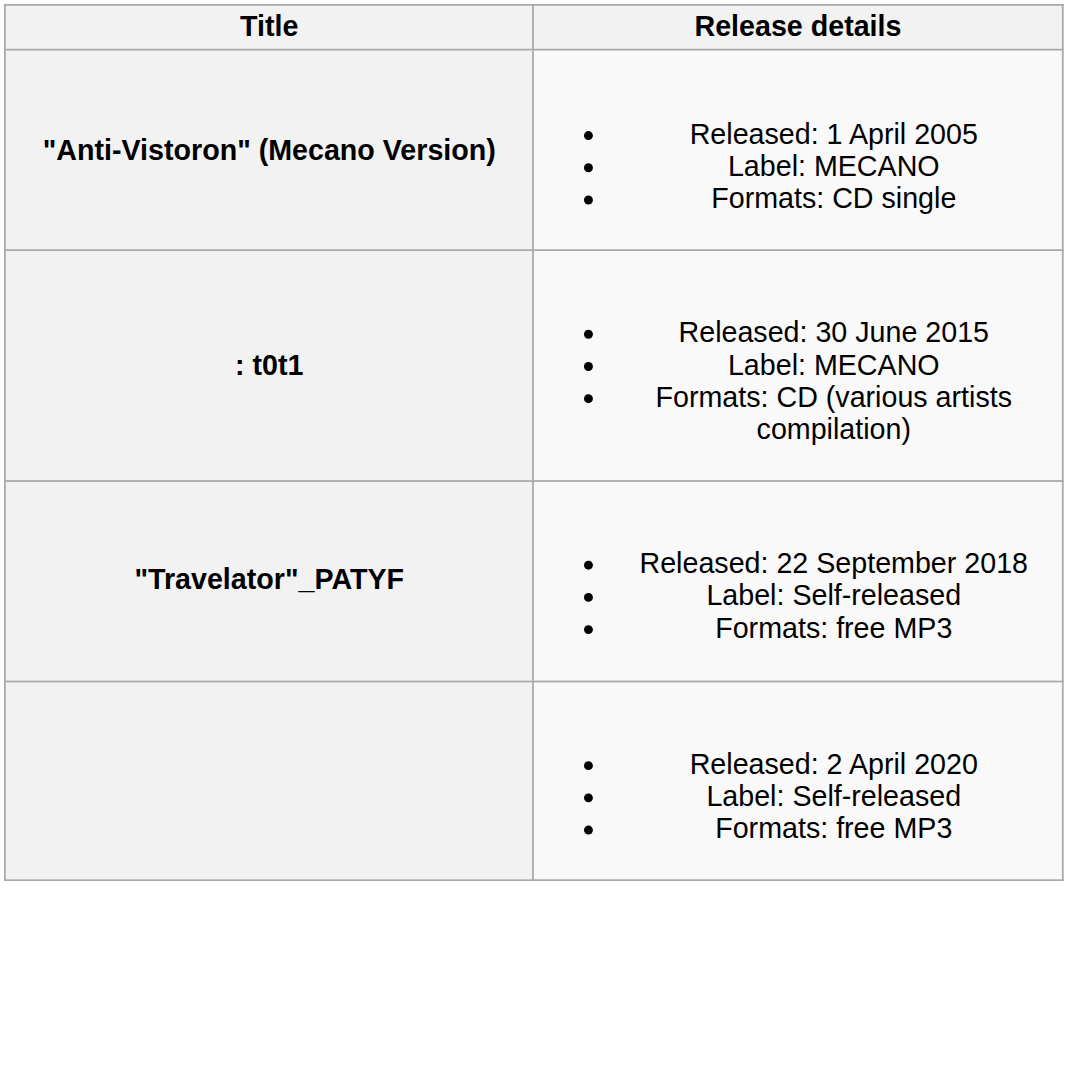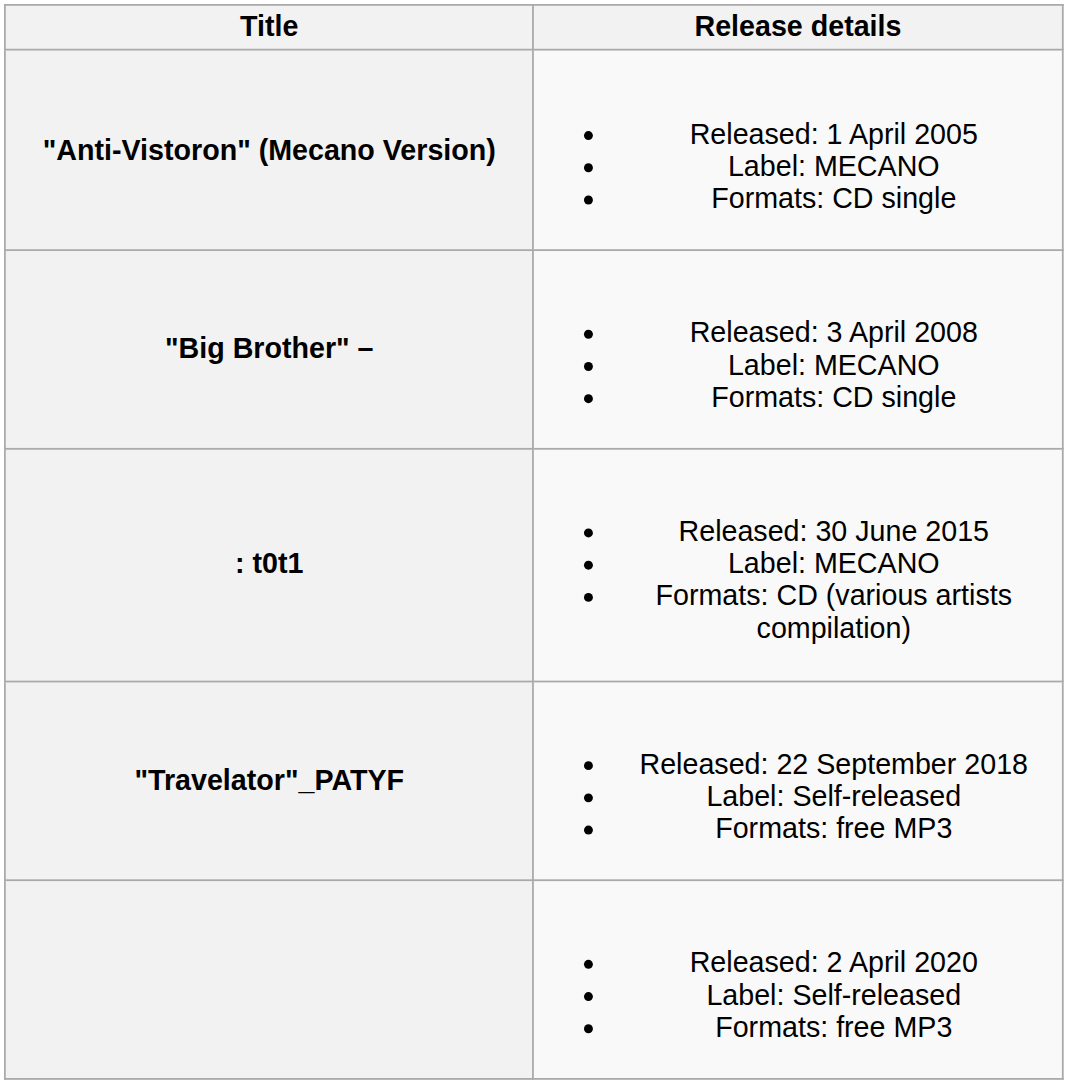+ row: (269, 348)
